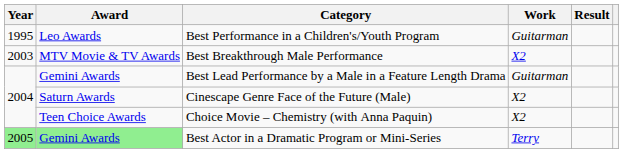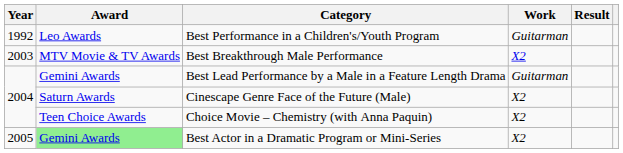(20, 35) 1995 -> (20, 35) 1992
(20, 138) lightgreen background -> (20, 138) no background
(525, 138) Terry -> (519, 138) X2
